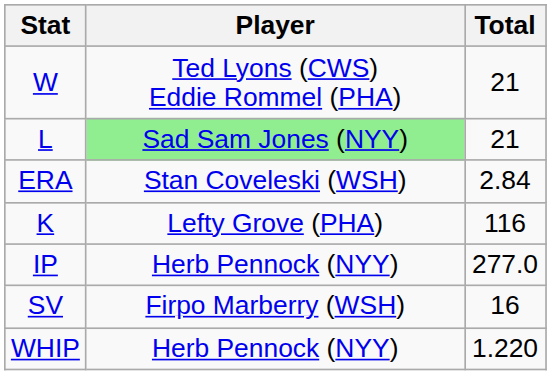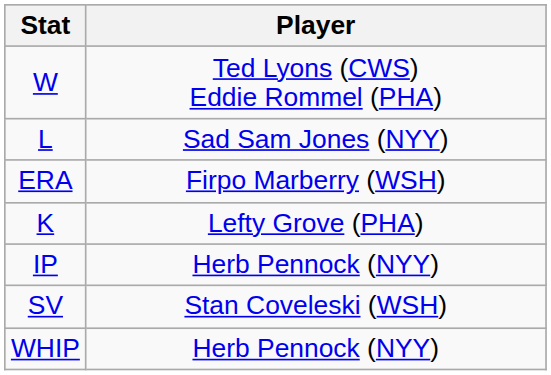- column: (505, 25)
(275, 138) lightgreen background -> (316, 138) no background
(275, 180) Stan Coveleski (WSH) -> (316, 180) Firpo Marberry (WSH)
(275, 306) Firpo Marberry (WSH) -> (316, 306) Stan Coveleski (WSH)
